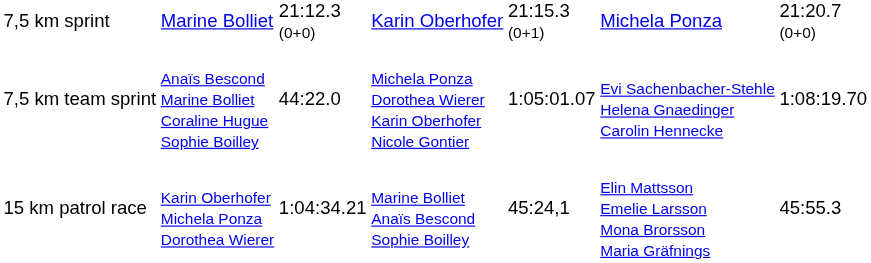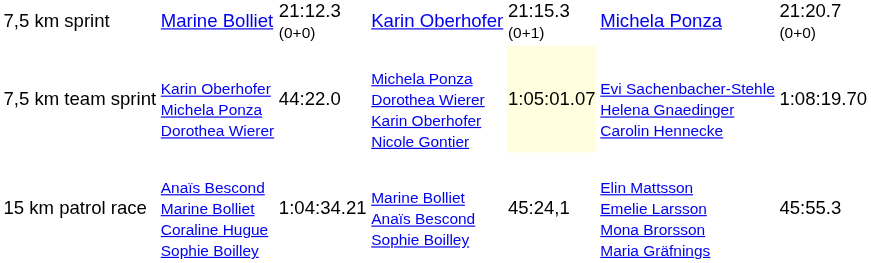(215, 110) Anaïs Bescond Marine Bolliet Coraline Hugue Sophie Boilley -> (218, 110) Karin Oberhofer Michela Ponza Dorothea Wierer
(552, 98) no background -> (552, 98) lightyellow background
(218, 219) Karin Oberhofer Michela Ponza Dorothea Wierer -> (215, 219) Anaïs Bescond Marine Bolliet Coraline Hugue Sophie Boilley
